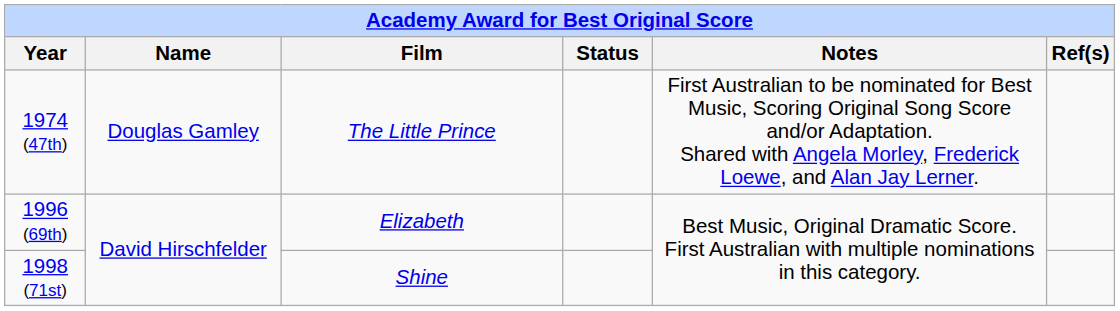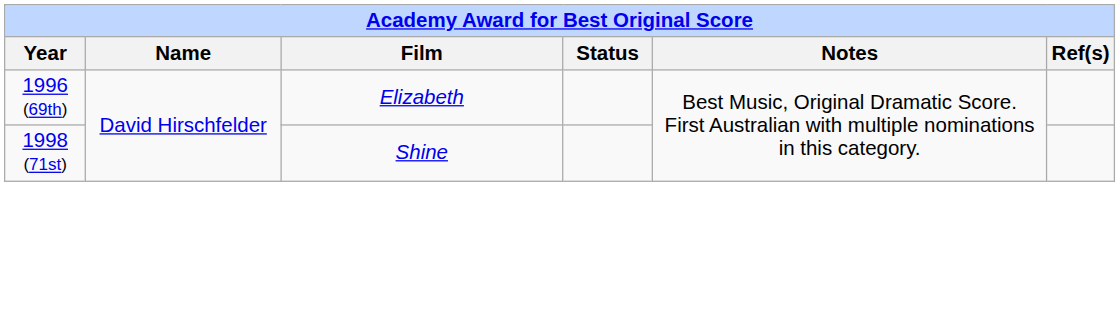- row: (45, 131)
